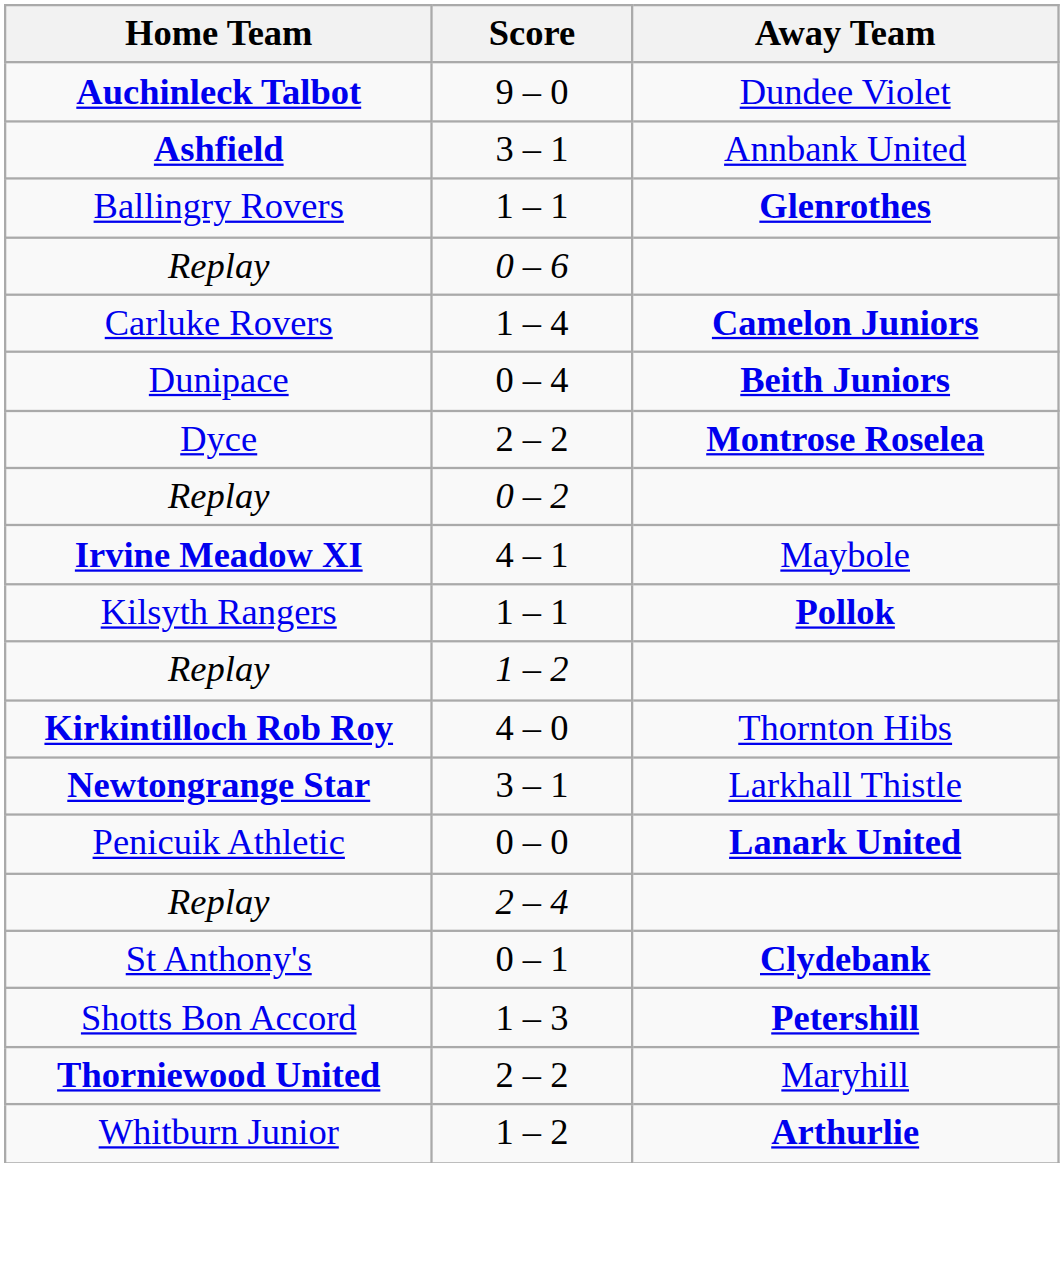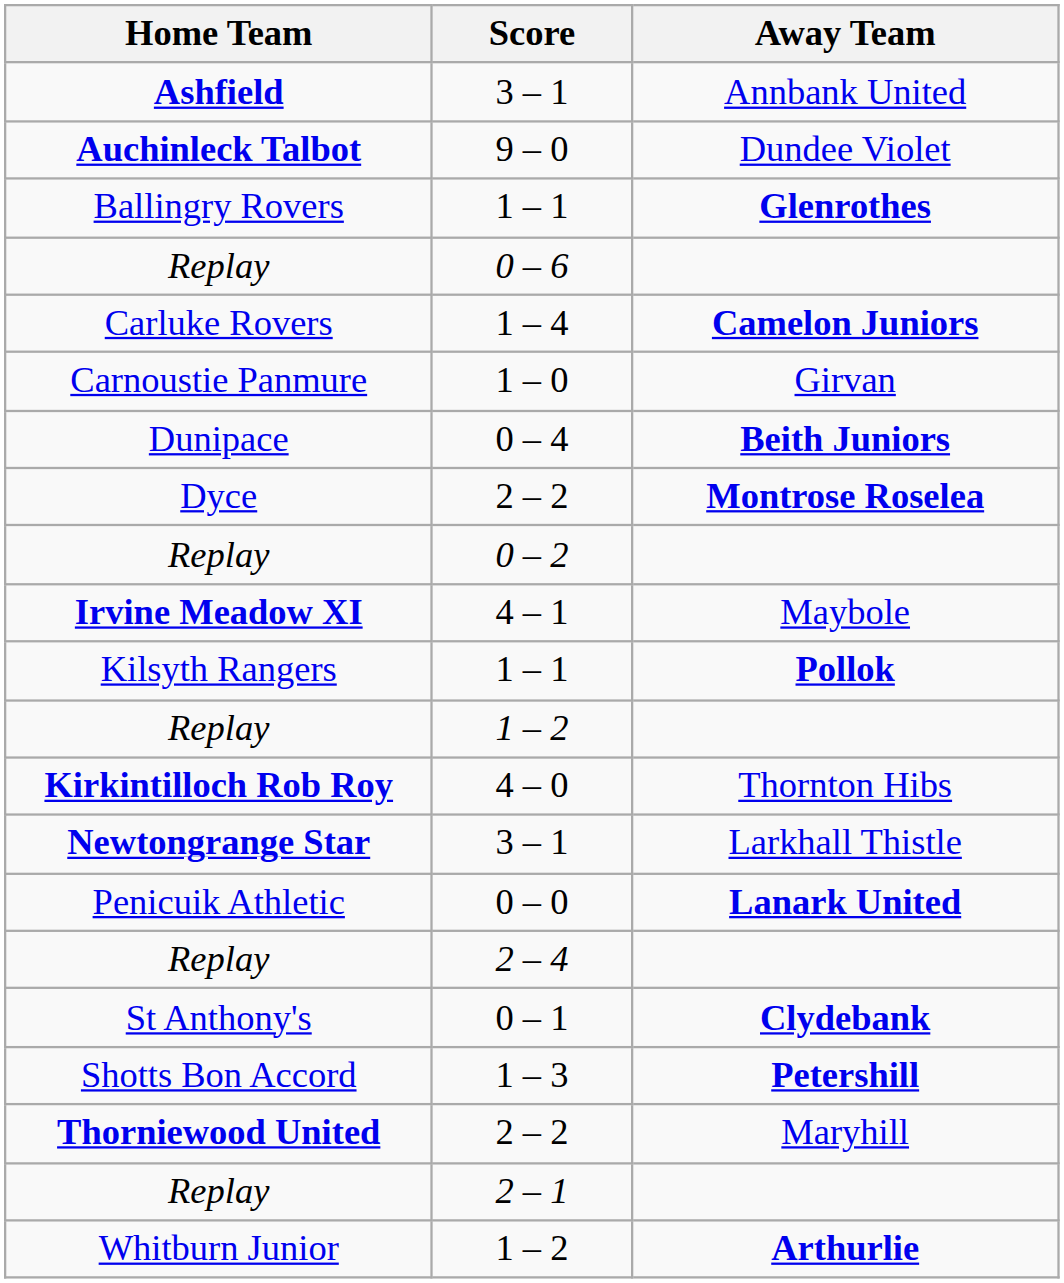rows swapped: (219, 149) <-> (219, 91)
+ row: (219, 380)
+ row: (219, 1190)
